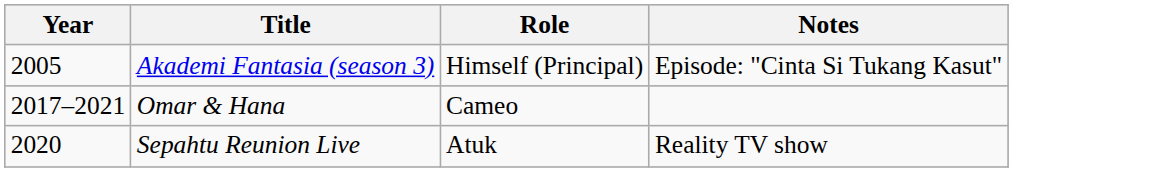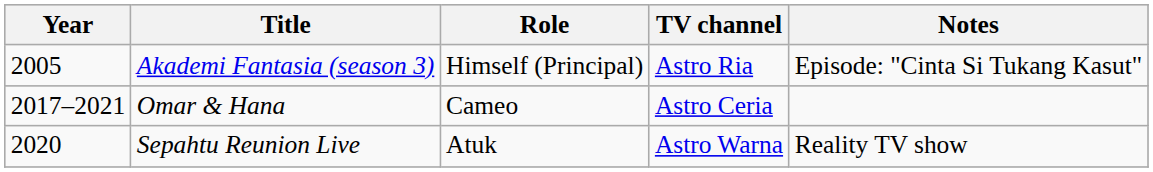+ column: (719, 24)
